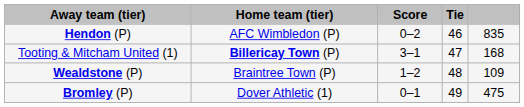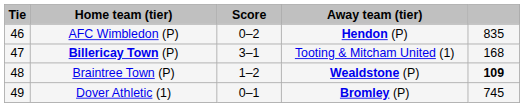columns swapped: (455, 15) <-> (98, 15)
(494, 73) normal -> (494, 73) bold
(494, 93) 475 -> (494, 93) 745
